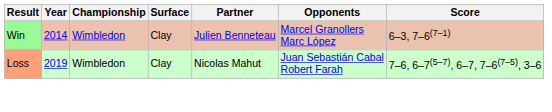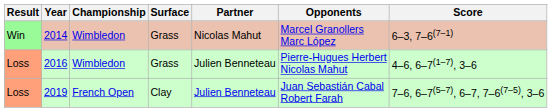(161, 35) Clay -> (165, 35) Grass
(235, 35) Julien Benneteau -> (228, 35) Nicolas Mahut
+ row: (56, 64)
(99, 64) Wimbledon -> (103, 92) French Open
(228, 64) Nicolas Mahut -> (235, 92) Julien Benneteau
